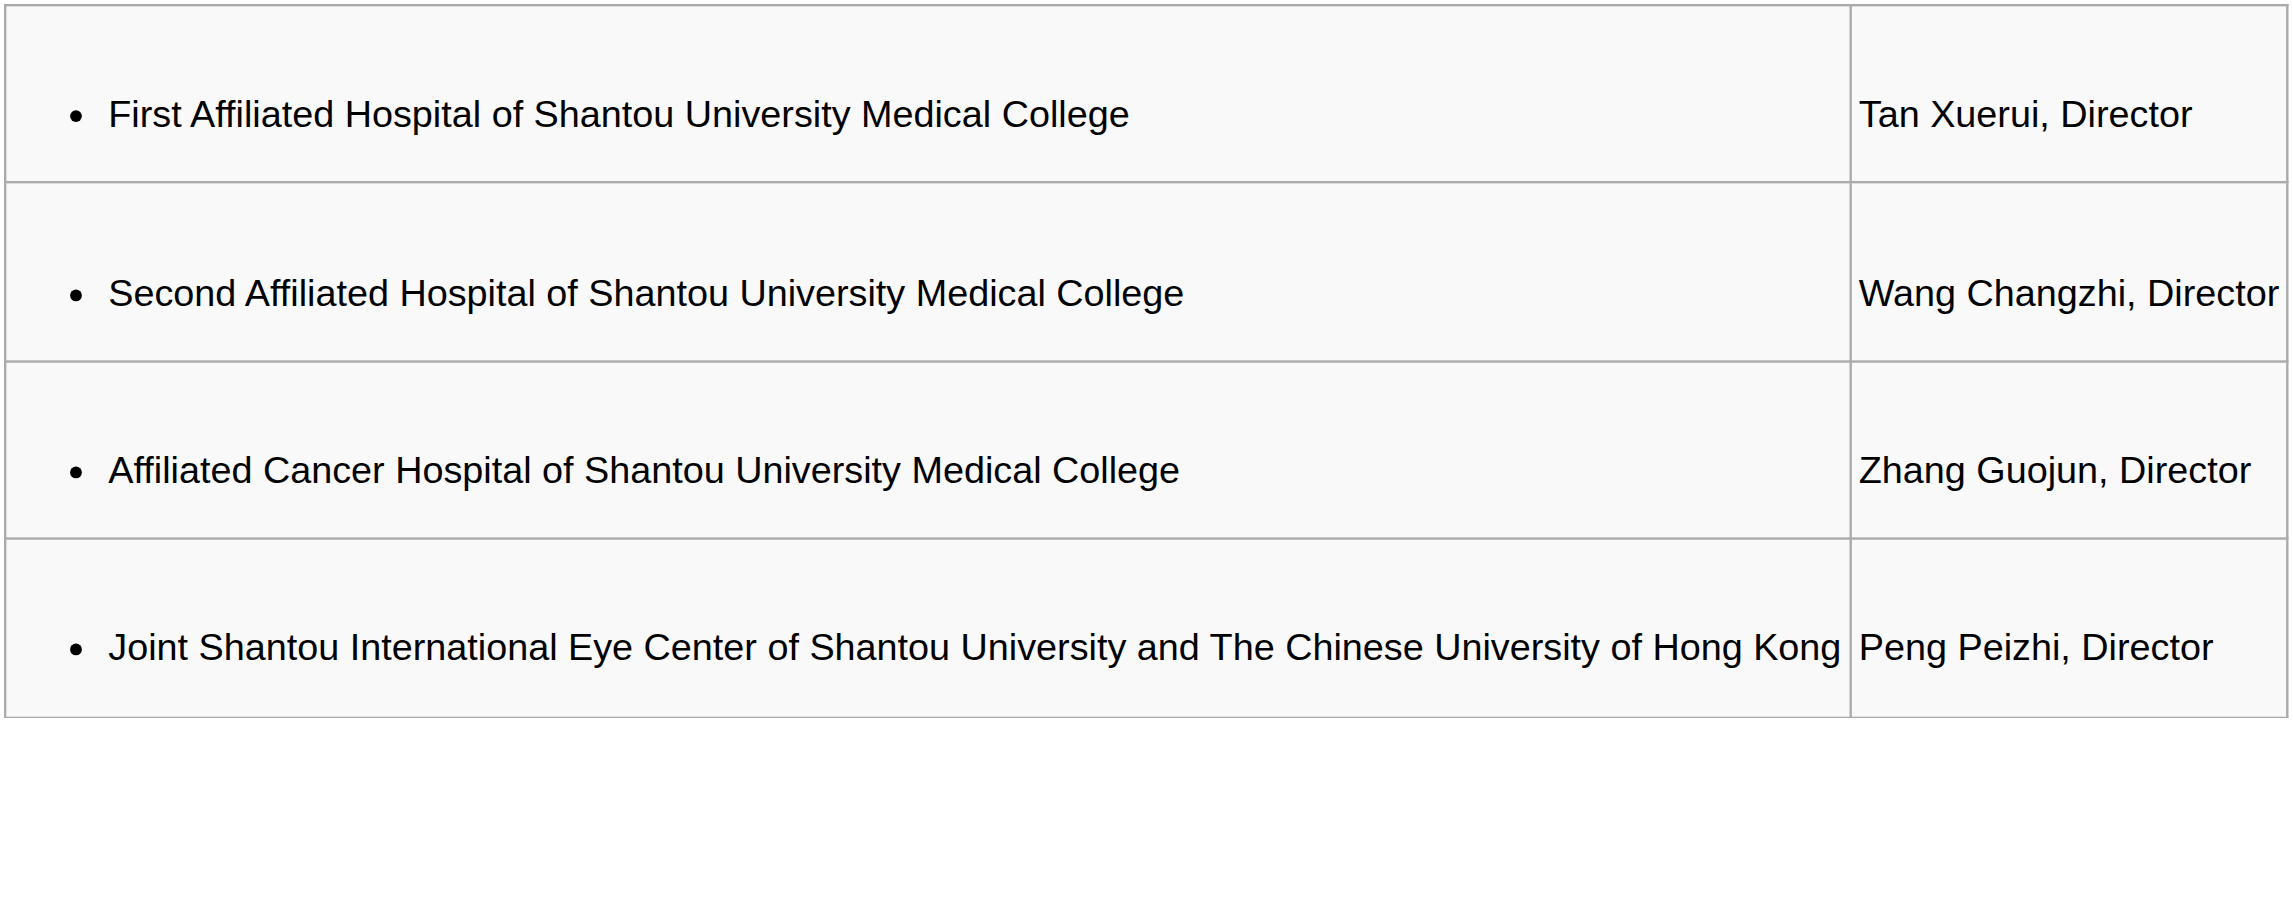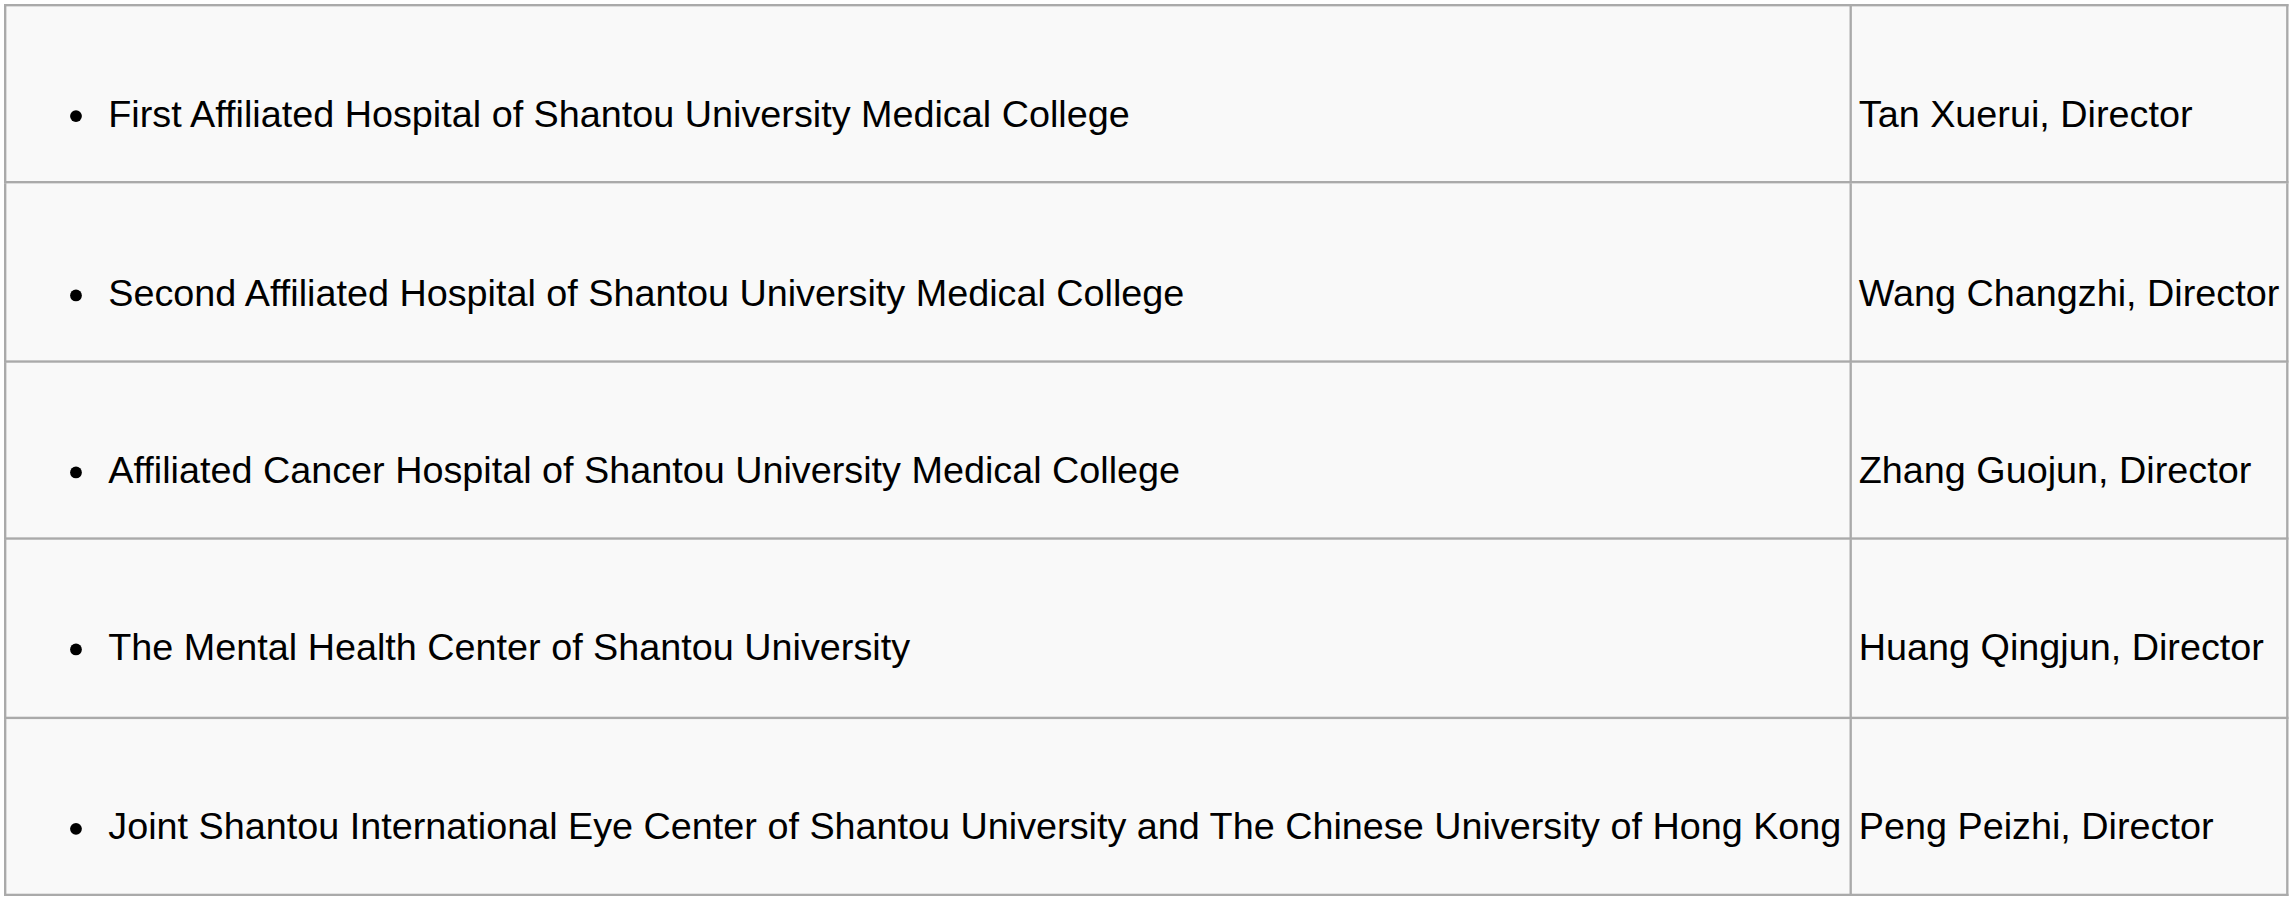+ row: (928, 649)
